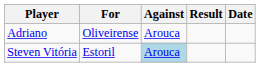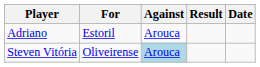(110, 33) Oliveirense -> (99, 33) Estoril
(99, 52) Estoril -> (110, 52) Oliveirense
